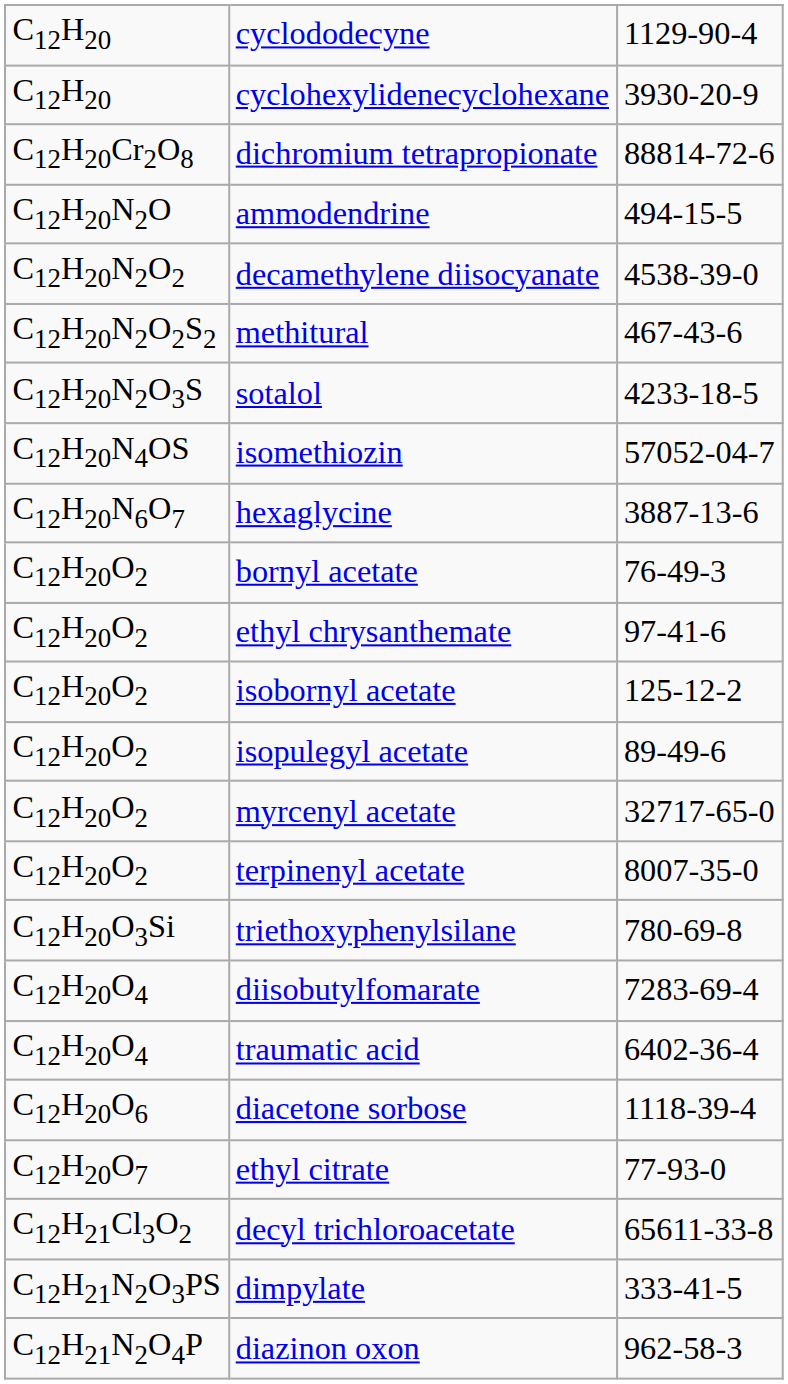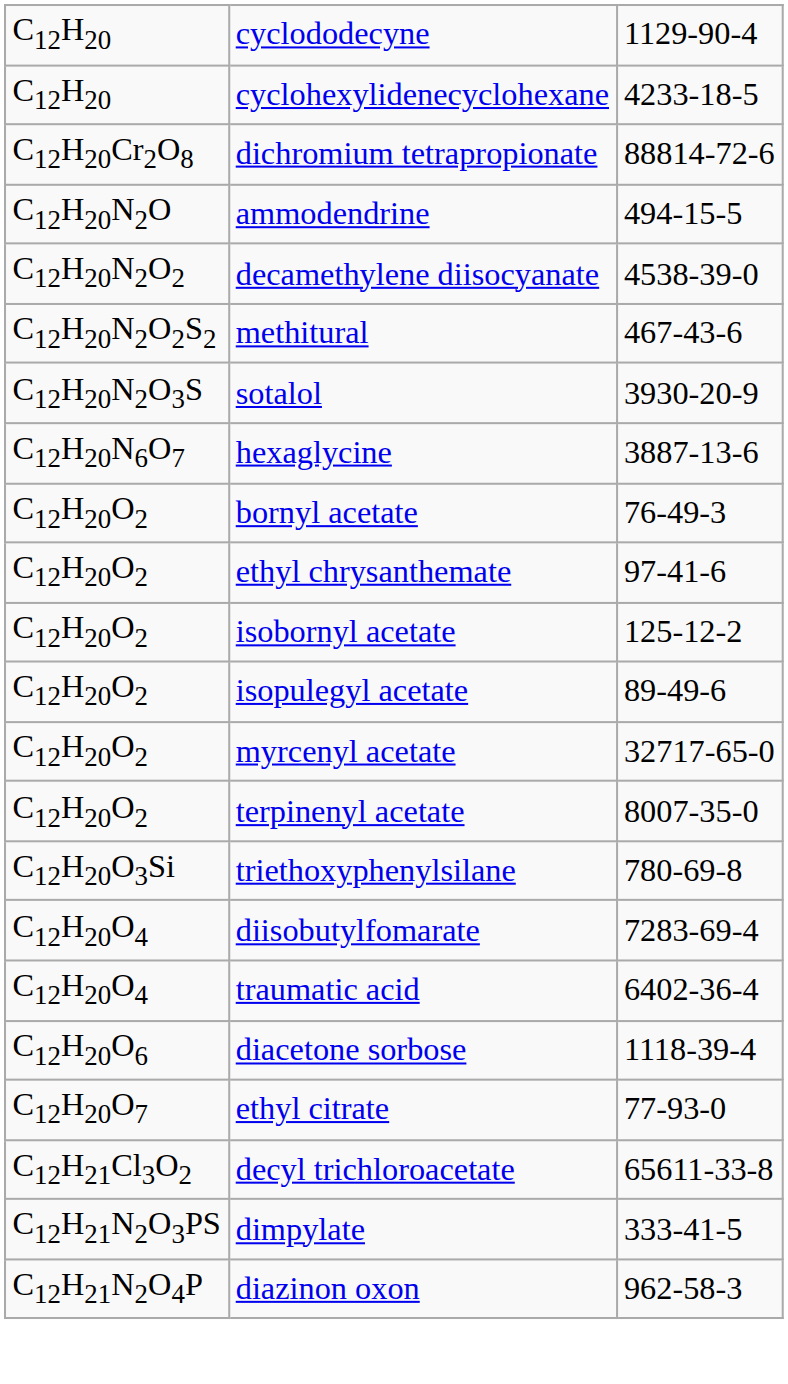(691, 94) 3930-20-9 -> (691, 94) 4233-18-5
(691, 392) 4233-18-5 -> (691, 392) 3930-20-9
- row: (319, 452)
